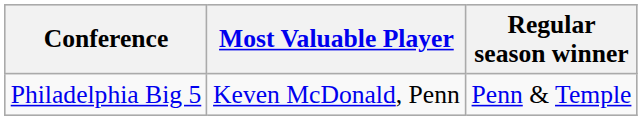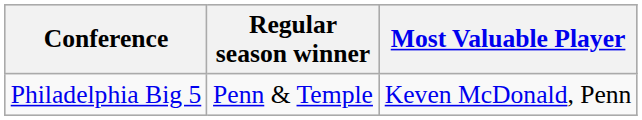columns swapped: (551, 39) <-> (336, 39)
